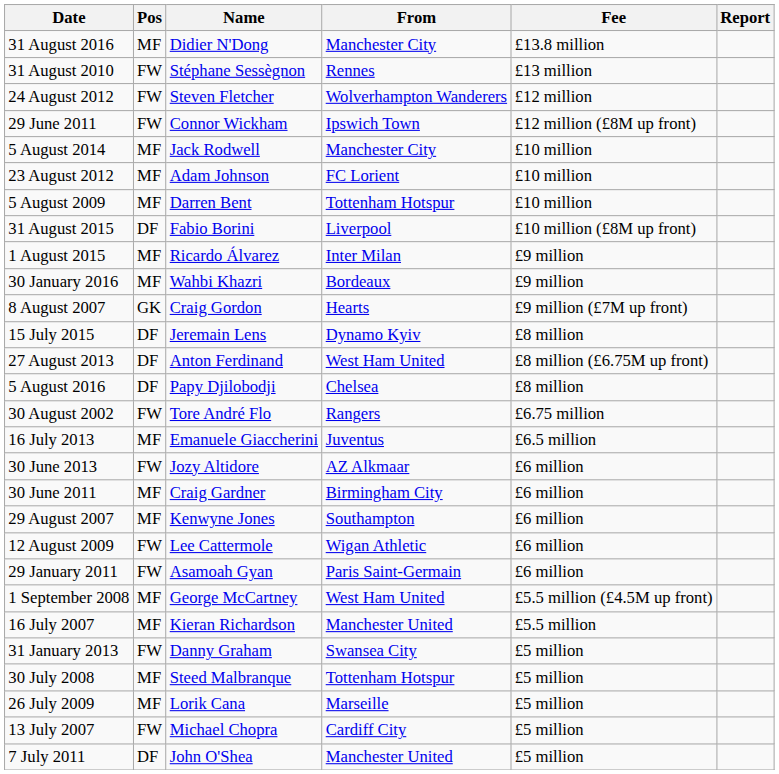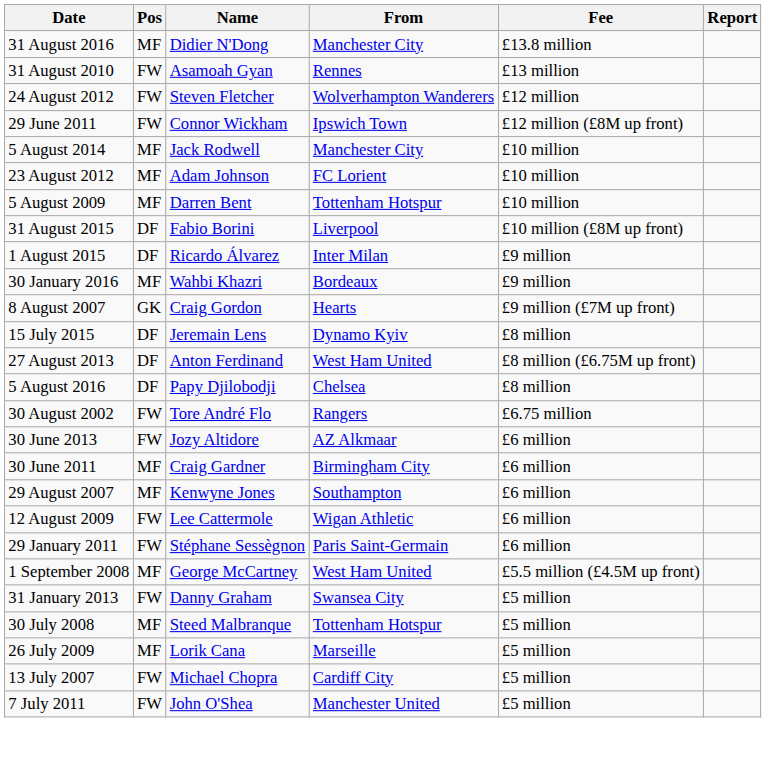(237, 70) Stéphane Sessègnon -> (221, 70) Asamoah Gyan
(149, 255) MF -> (148, 255) DF
- row: (51, 439)
(221, 571) Asamoah Gyan -> (237, 545) Stéphane Sessègnon
- row: (51, 624)
(148, 756) DF -> (150, 703) FW
